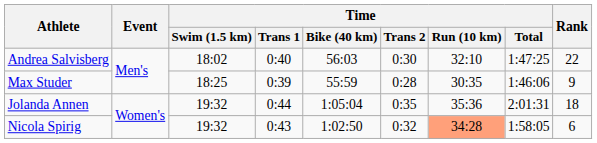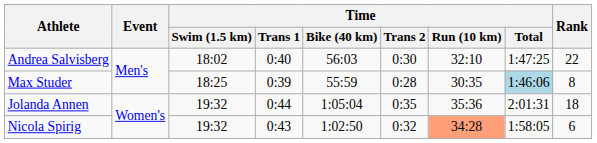(529, 82) no background -> (529, 82) lightblue background
(572, 82) 9 -> (572, 82) 8
